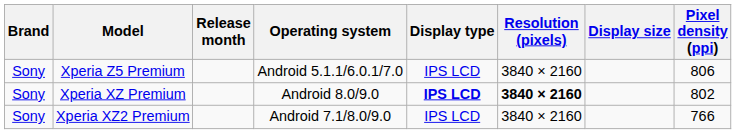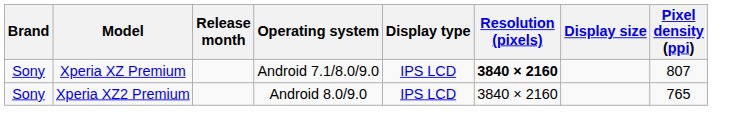- row: (123, 71)
(330, 93) Android 8.0/9.0 -> (318, 71) Android 7.1/8.0/9.0
(452, 93) bold -> (428, 71) normal
(703, 93) 802 -> (679, 71) 807
(330, 116) Android 7.1/8.0/9.0 -> (318, 93) Android 8.0/9.0
(703, 116) 766 -> (679, 93) 765
